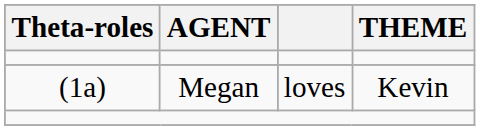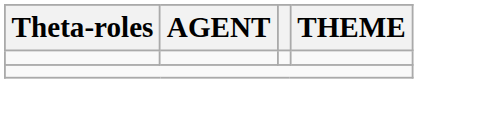- row: (83, 87)
